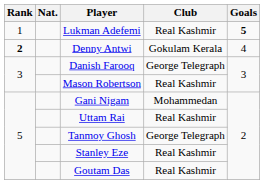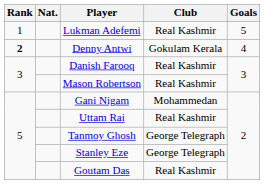(243, 30) bold -> (243, 30) normal
(185, 65) George Telegraph -> (185, 65) Real Kashmir
(185, 153) Real Kashmir -> (185, 153) George Telegraph
